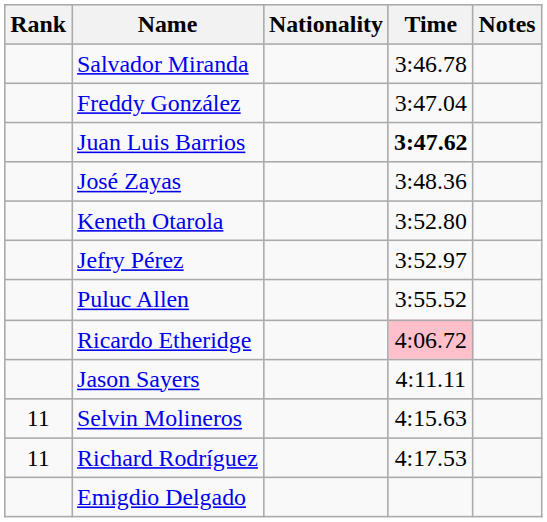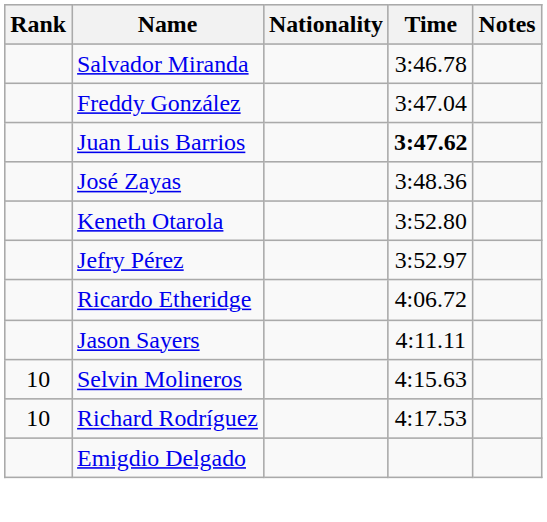- row: (133, 299)
(431, 339) pink background -> (431, 299) no background
(38, 417) 11 -> (38, 378) 10
(38, 457) 11 -> (38, 417) 10
